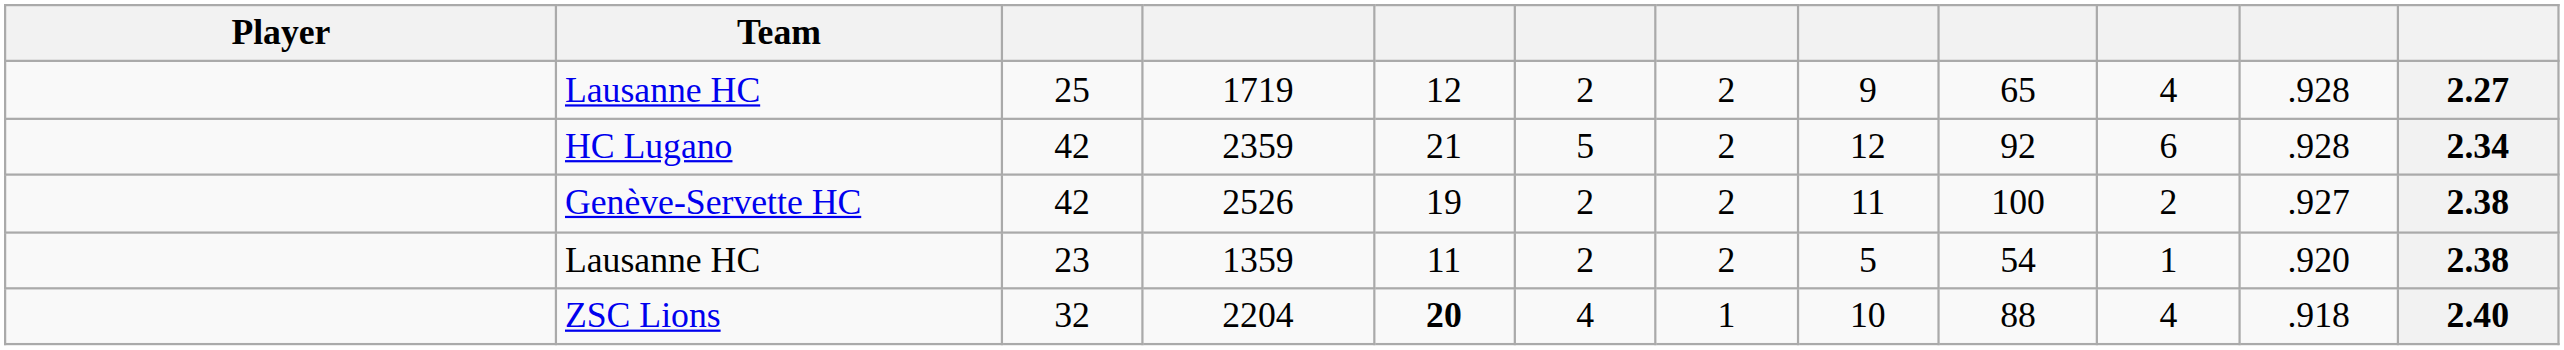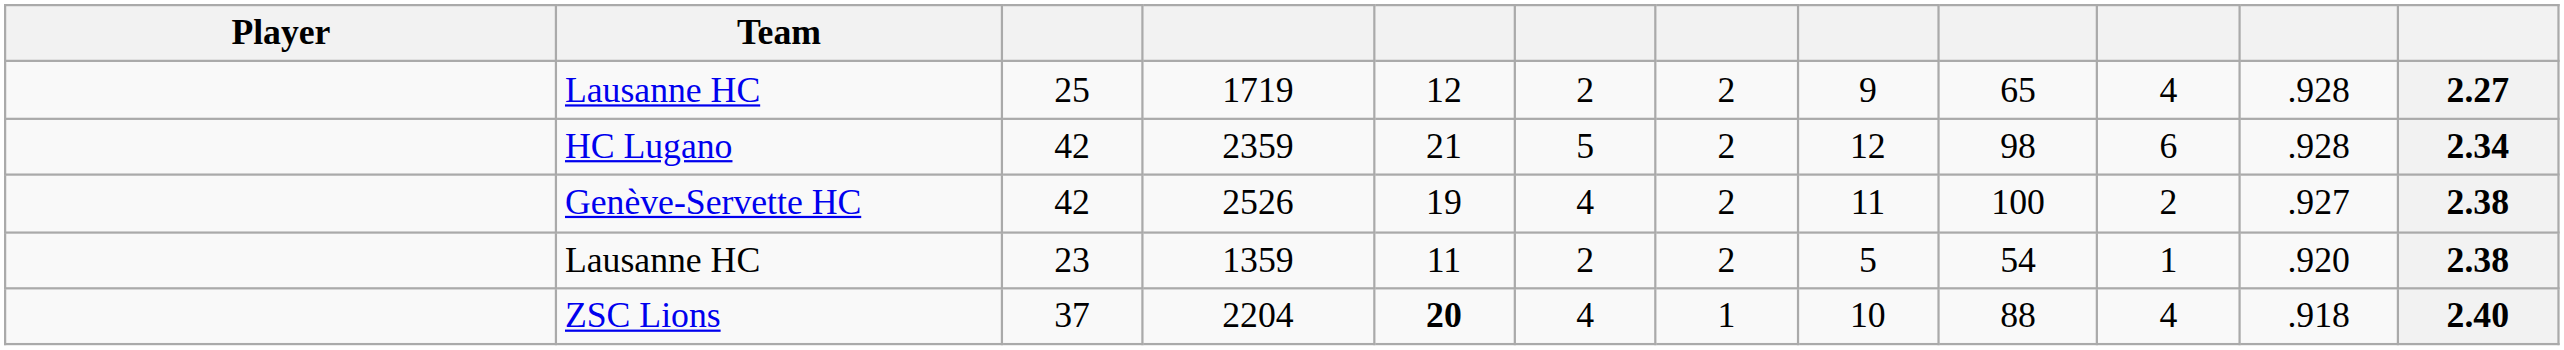(2018, 145) 92 -> (2018, 145) 98
(1585, 202) 2 -> (1585, 202) 4
(1072, 315) 32 -> (1072, 315) 37
